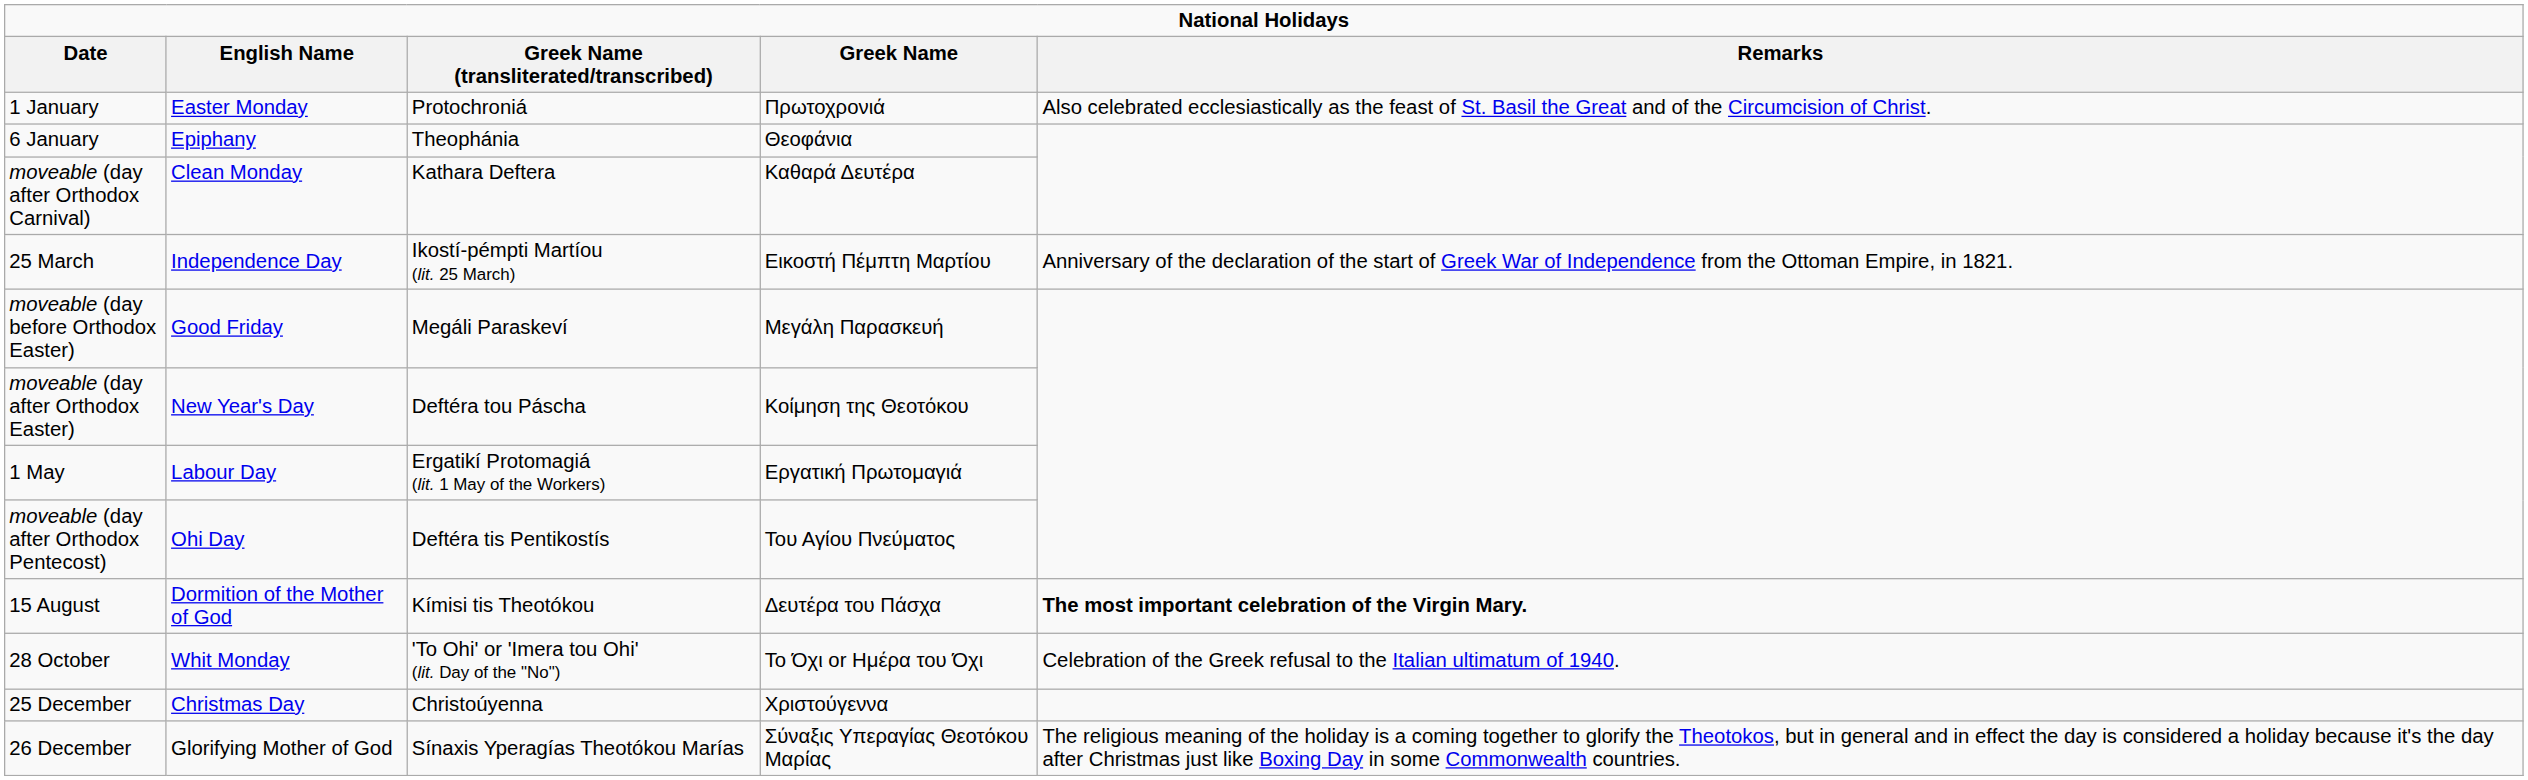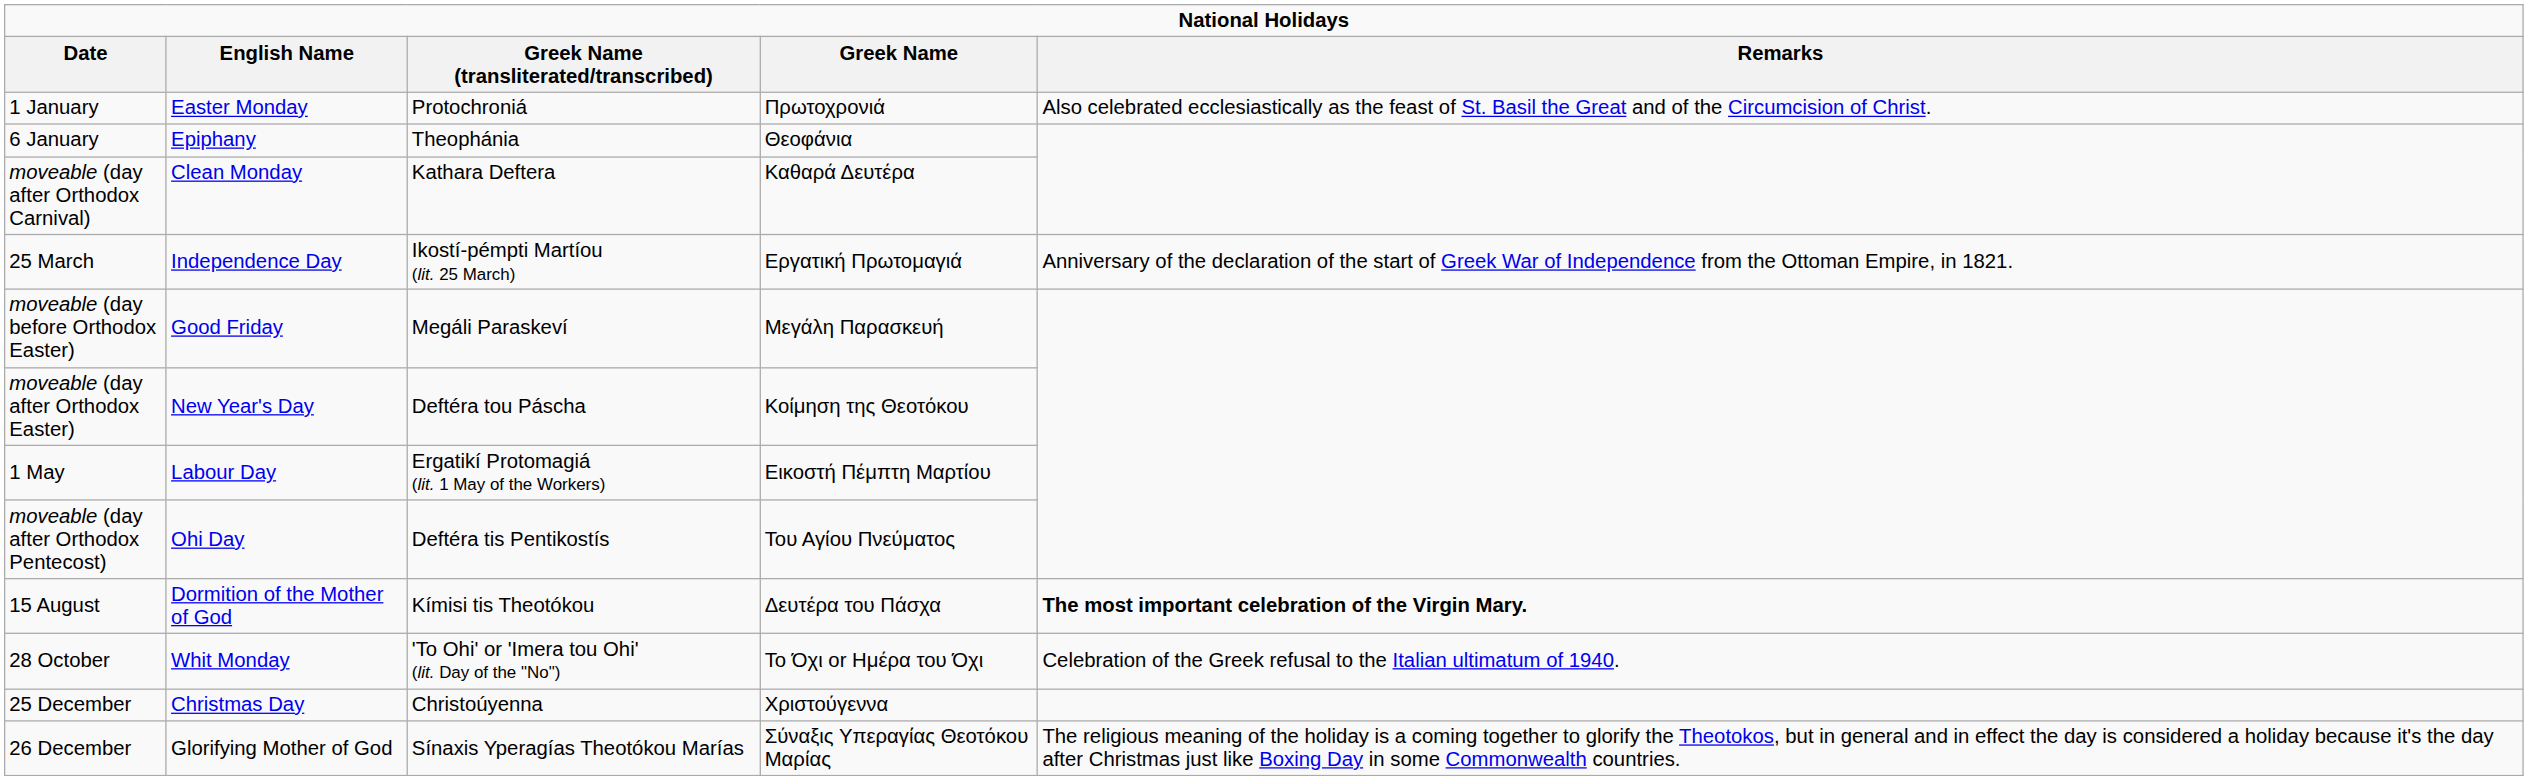(878, 261) Εικοστή Πέμπτη Μαρτίου -> (863, 261) Εργατική Πρωτομαγιά
(863, 472) Εργατική Πρωτομαγιά -> (878, 472) Εικοστή Πέμπτη Μαρτίου
